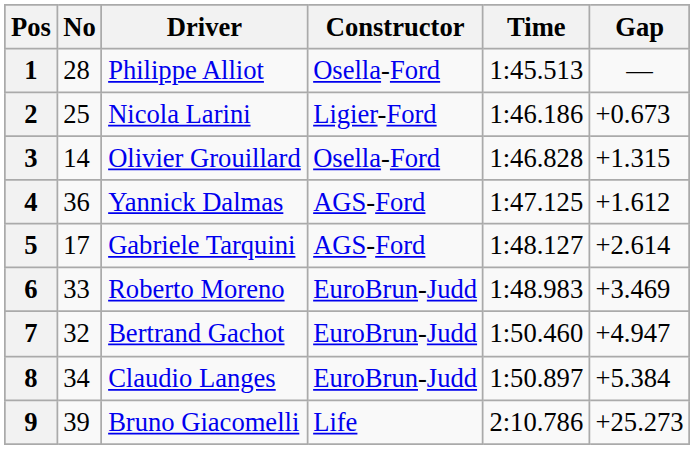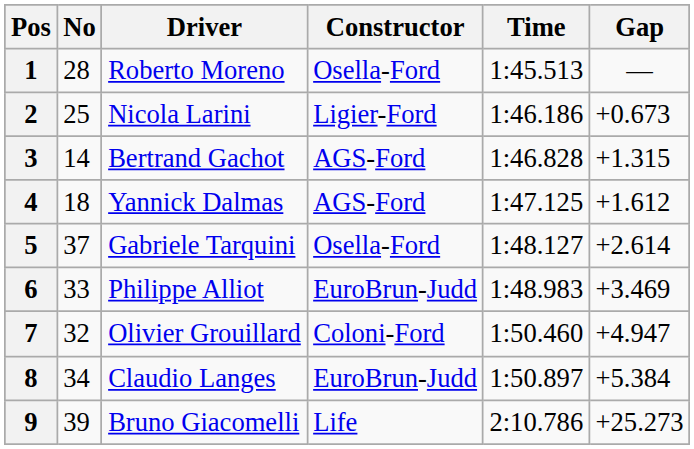(186, 70) Philippe Alliot -> (196, 70) Roberto Moreno
(204, 158) Olivier Grouillard -> (196, 158) Bertrand Gachot
(377, 158) Osella-Ford -> (369, 158) AGS-Ford
(77, 202) 36 -> (77, 202) 18
(77, 245) 17 -> (77, 245) 37
(369, 245) AGS-Ford -> (377, 245) Osella-Ford
(196, 289) Roberto Moreno -> (186, 289) Philippe Alliot
(196, 333) Bertrand Gachot -> (204, 333) Olivier Grouillard
(395, 333) EuroBrun-Judd -> (379, 333) Coloni-Ford
